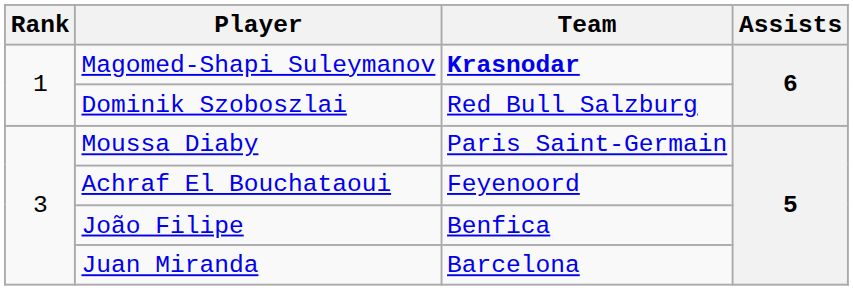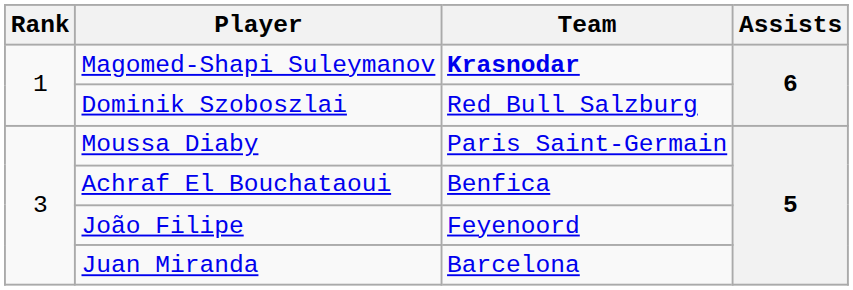(513, 185) Feyenoord -> (499, 185) Benfica
(499, 225) Benfica -> (513, 225) Feyenoord
